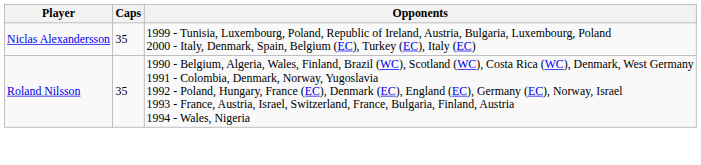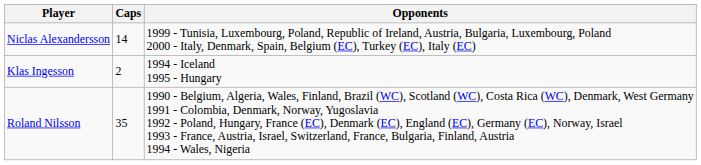(121, 39) 35 -> (121, 39) 14
+ row: (40, 71)
